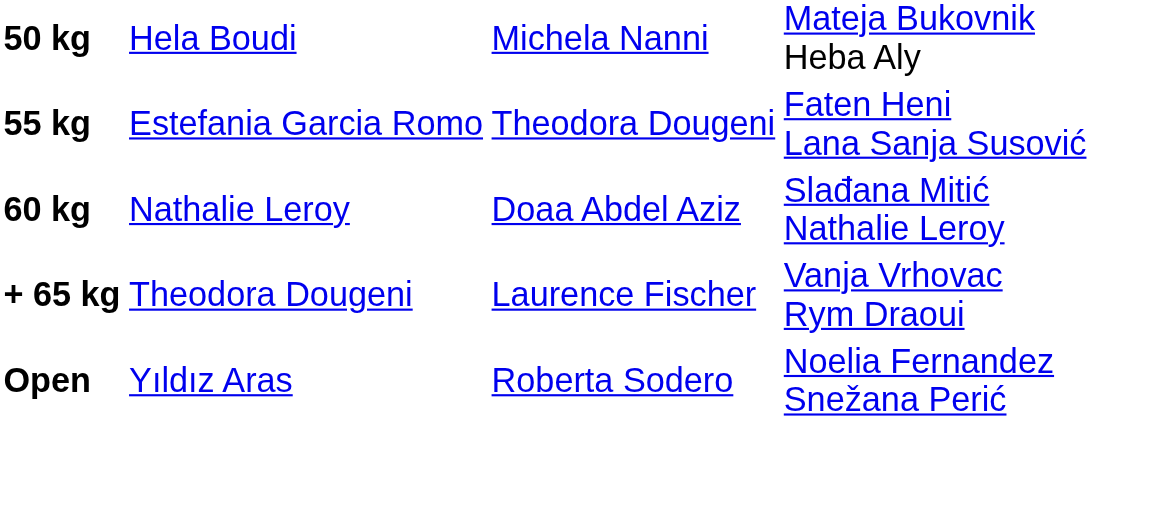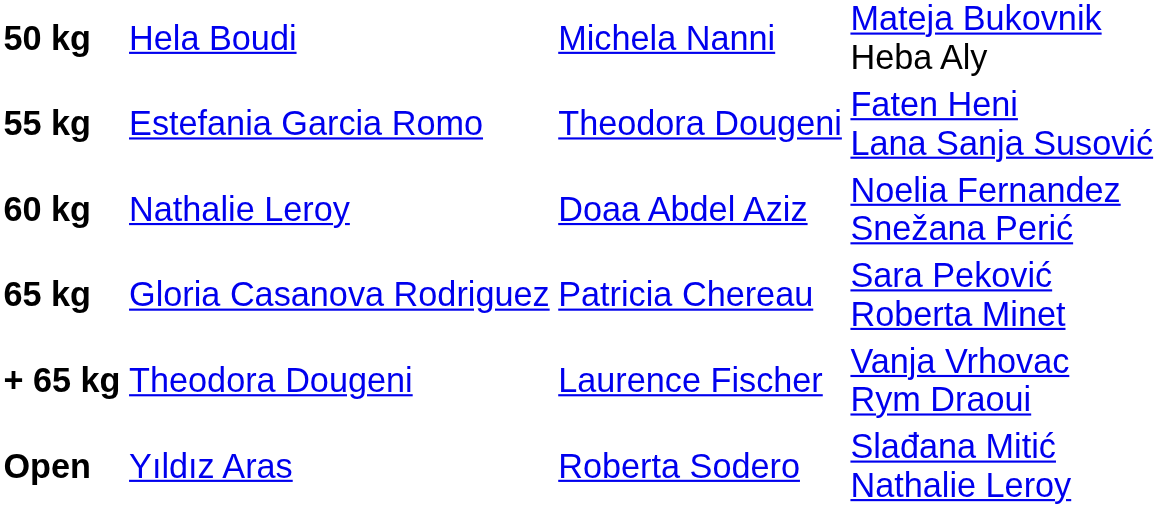(894, 209) Slađana Mitić Nathalie Leroy -> (986, 209) Noelia Fernandez Snežana Perić
+ row: (47, 295)
(919, 380) Noelia Fernandez Snežana Perić -> (961, 466) Slađana Mitić Nathalie Leroy
